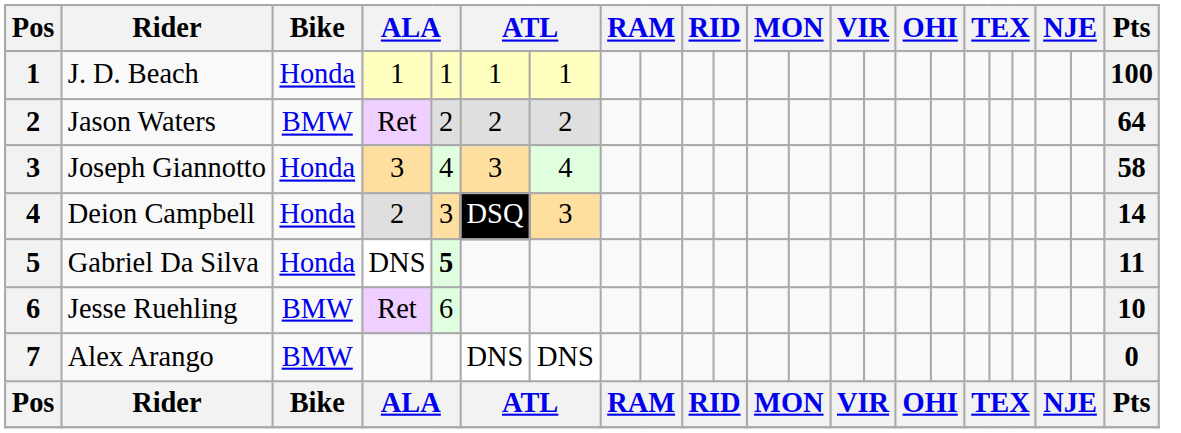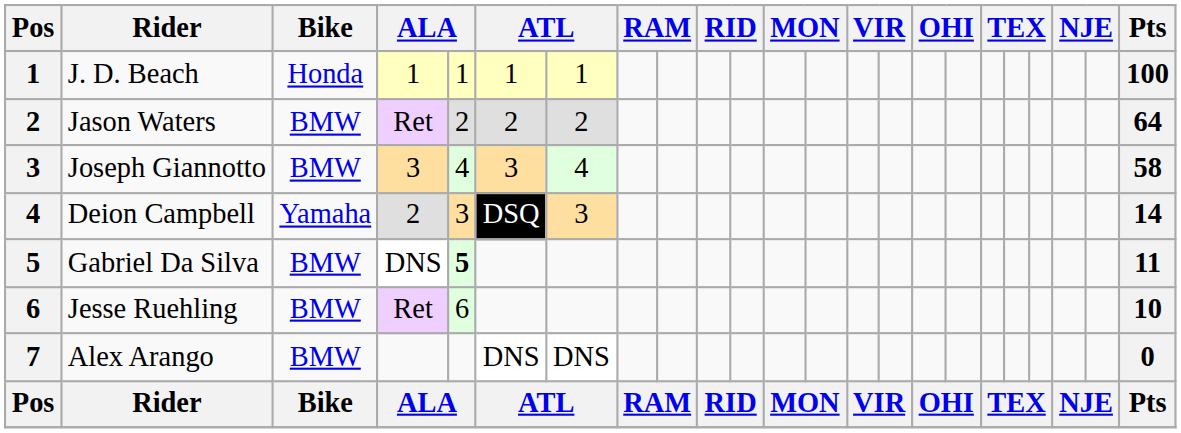(317, 168) Honda -> (325, 168) BMW
(317, 215) Honda -> (325, 215) Yamaha
(317, 262) Honda -> (325, 262) BMW
